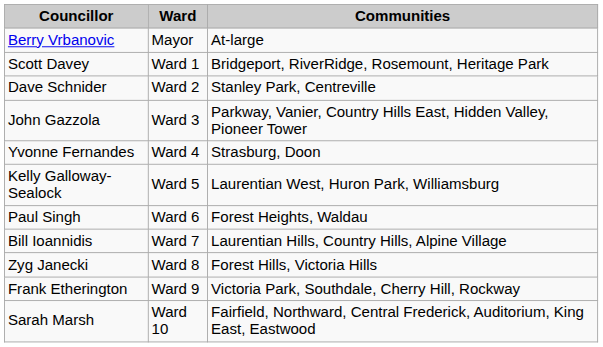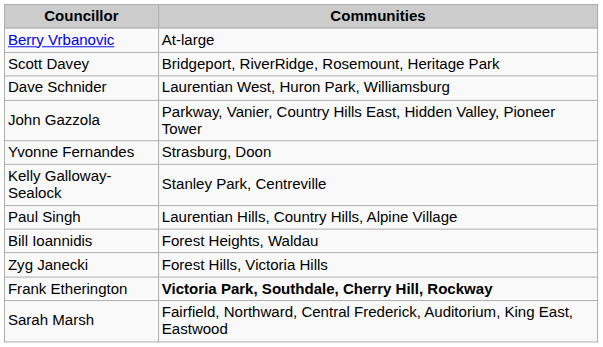- column: (178, 16)
(293, 87) Stanley Park, Centreville -> (306, 87) Laurentian West, Huron Park, Williamsburg
(355, 184) Laurentian West, Huron Park, Williamsburg -> (244, 184) Stanley Park, Centreville
(289, 217) Forest Heights, Waldau -> (310, 217) Laurentian Hills, Country Hills, Alpine Village
(359, 241) Laurentian Hills, Country Hills, Alpine Village -> (240, 241) Forest Heights, Waldau
(366, 288) normal -> (327, 288) bold
